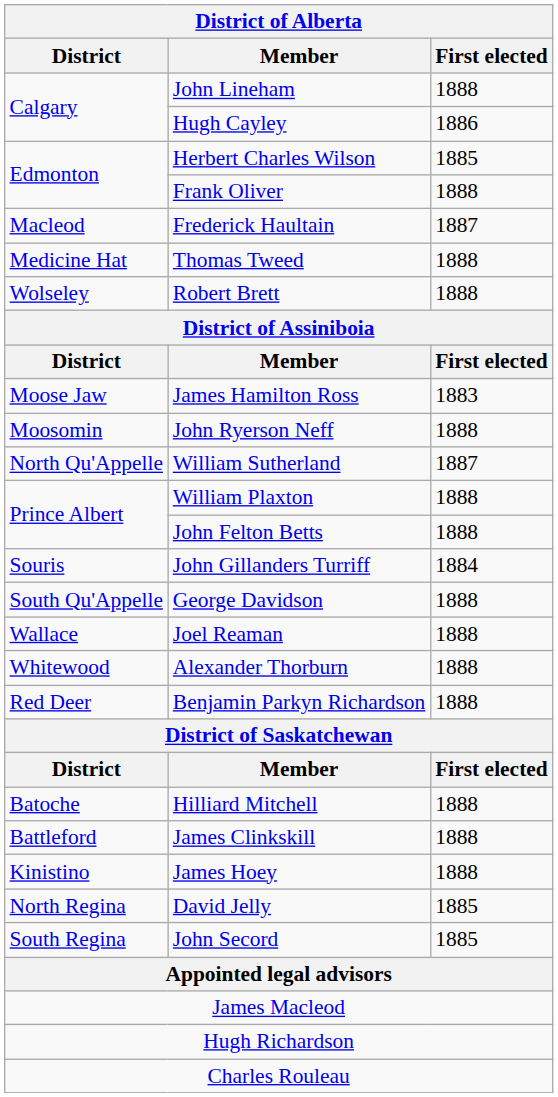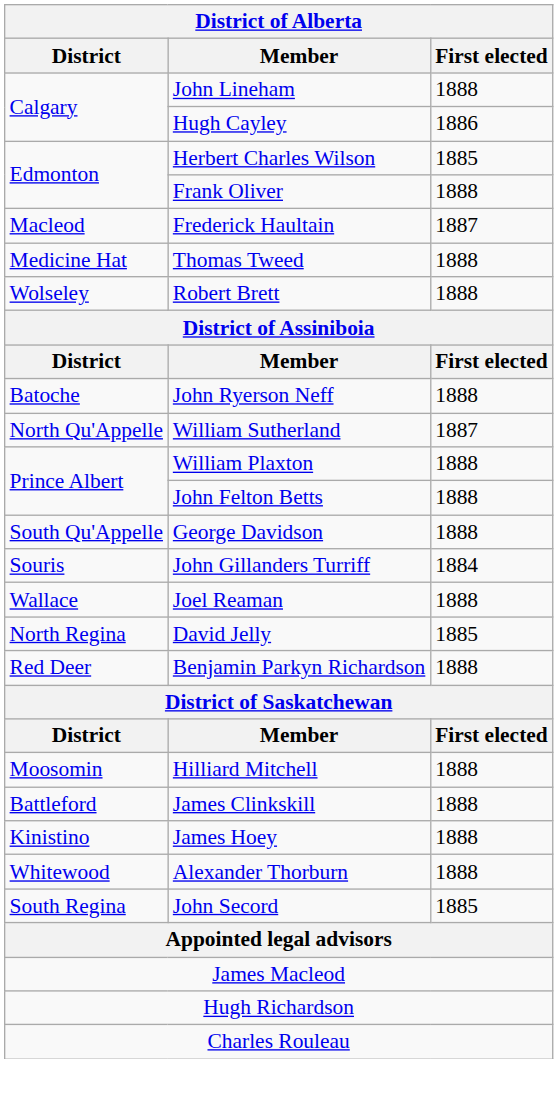- row: (266, 395)
(56, 429) Moosomin -> (45, 395) Batoche
rows swapped: (272, 565) <-> (248, 599)
rows swapped: (260, 667) <-> (222, 905)
(45, 803) Batoche -> (56, 769) Moosomin
